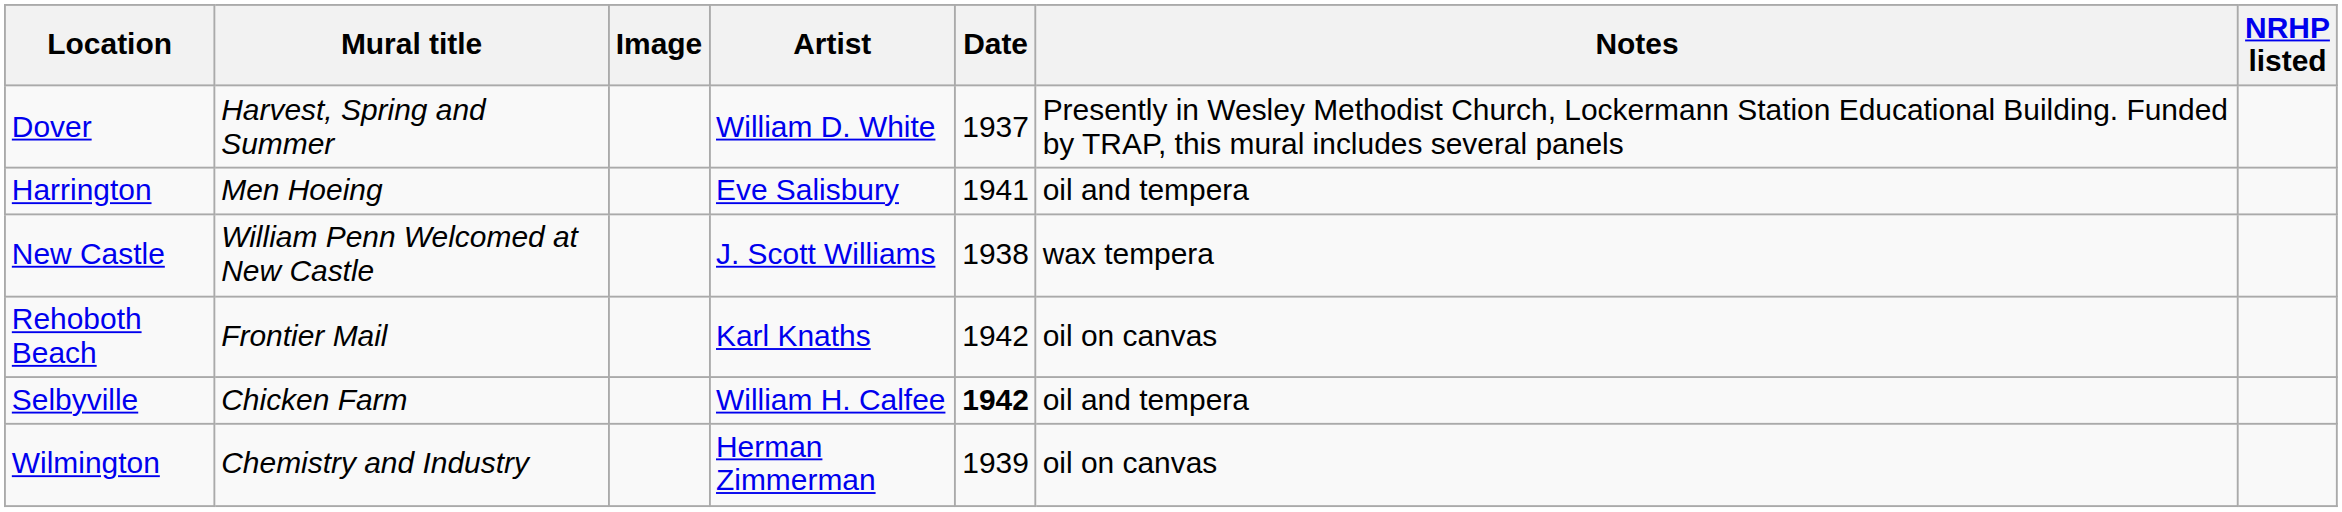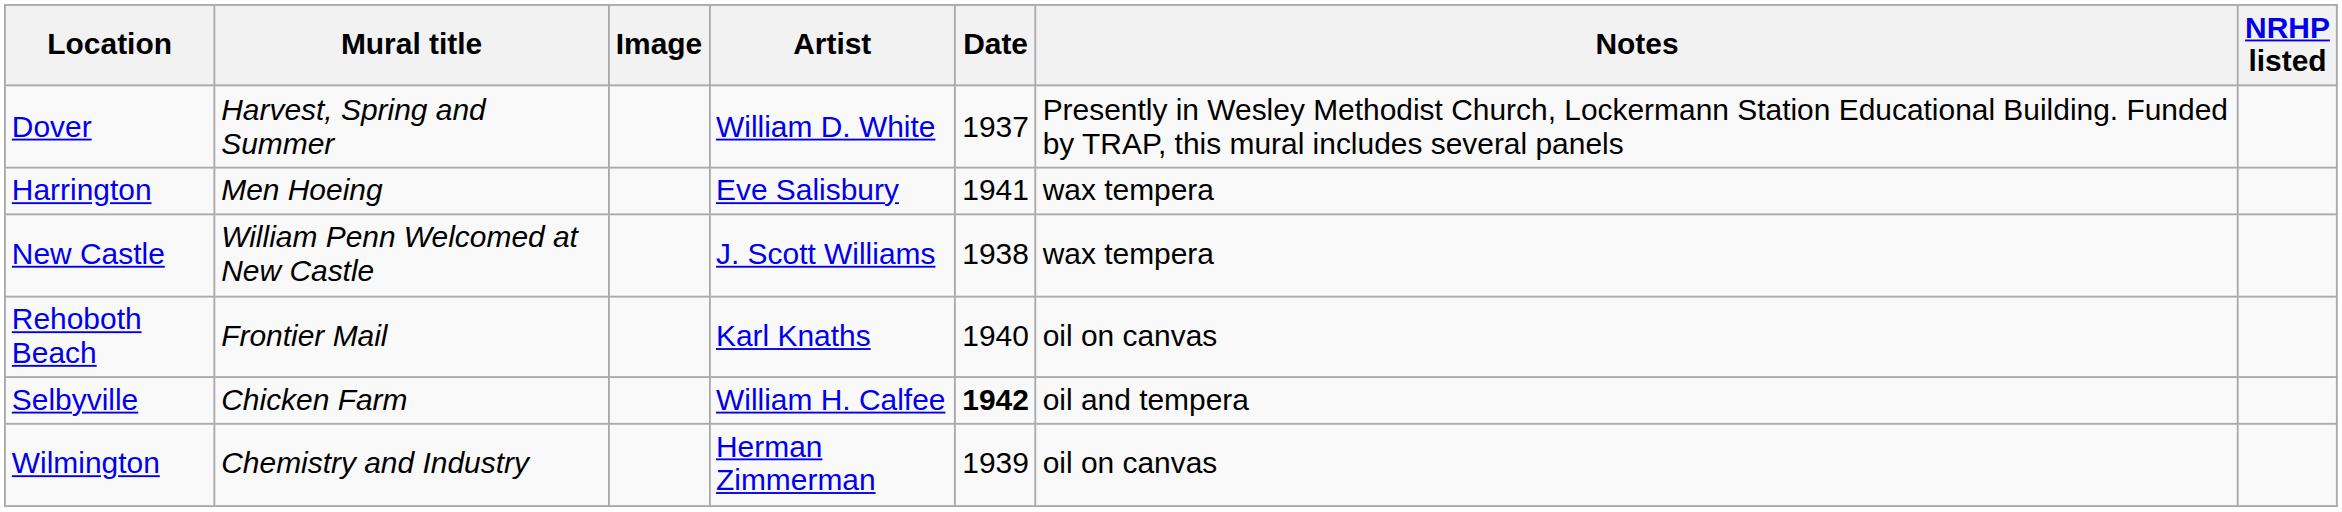(1146, 190) oil and tempera -> (1128, 190) wax tempera
(996, 335) 1942 -> (996, 335) 1940
